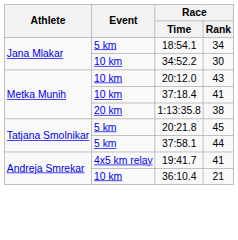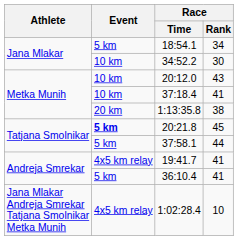(105, 128) normal -> (106, 128) bold
(108, 177) 10 km -> (105, 177) 5 km
(218, 177) 21 -> (218, 177) 41
+ row: (179, 210)
